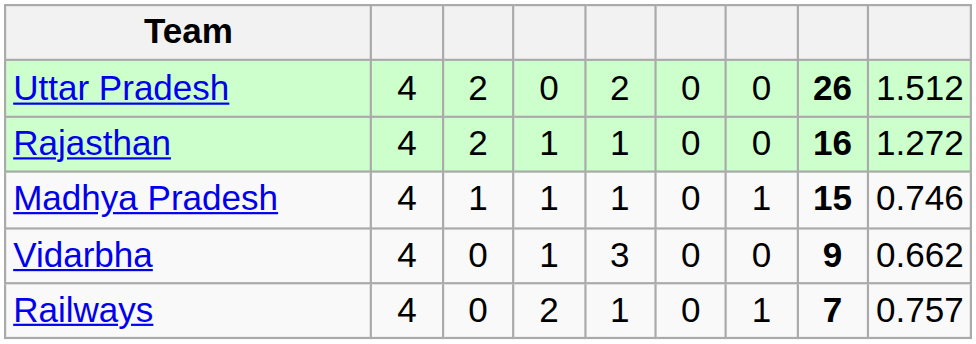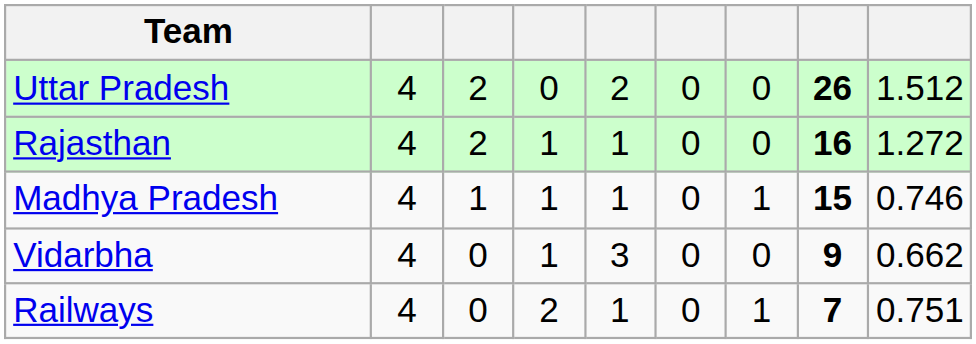(920, 310) 0.757 -> (920, 310) 0.751
